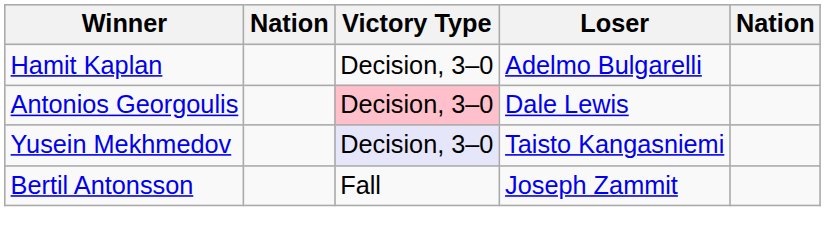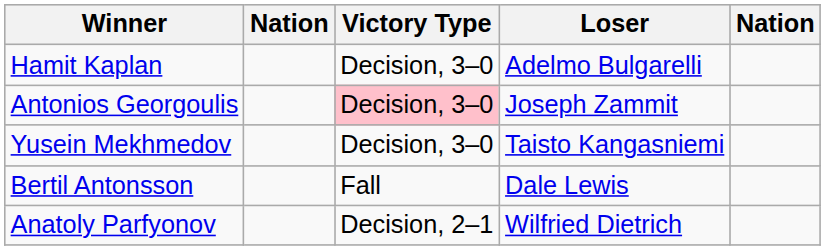(567, 104) Dale Lewis -> (591, 104) Joseph Zammit
(417, 144) lavender background -> (417, 144) no background
(591, 184) Joseph Zammit -> (567, 184) Dale Lewis
+ row: (113, 225)
